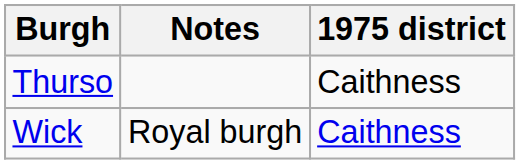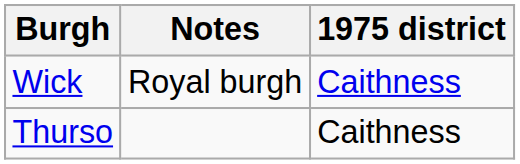rows swapped: (47, 132) <-> (63, 81)
